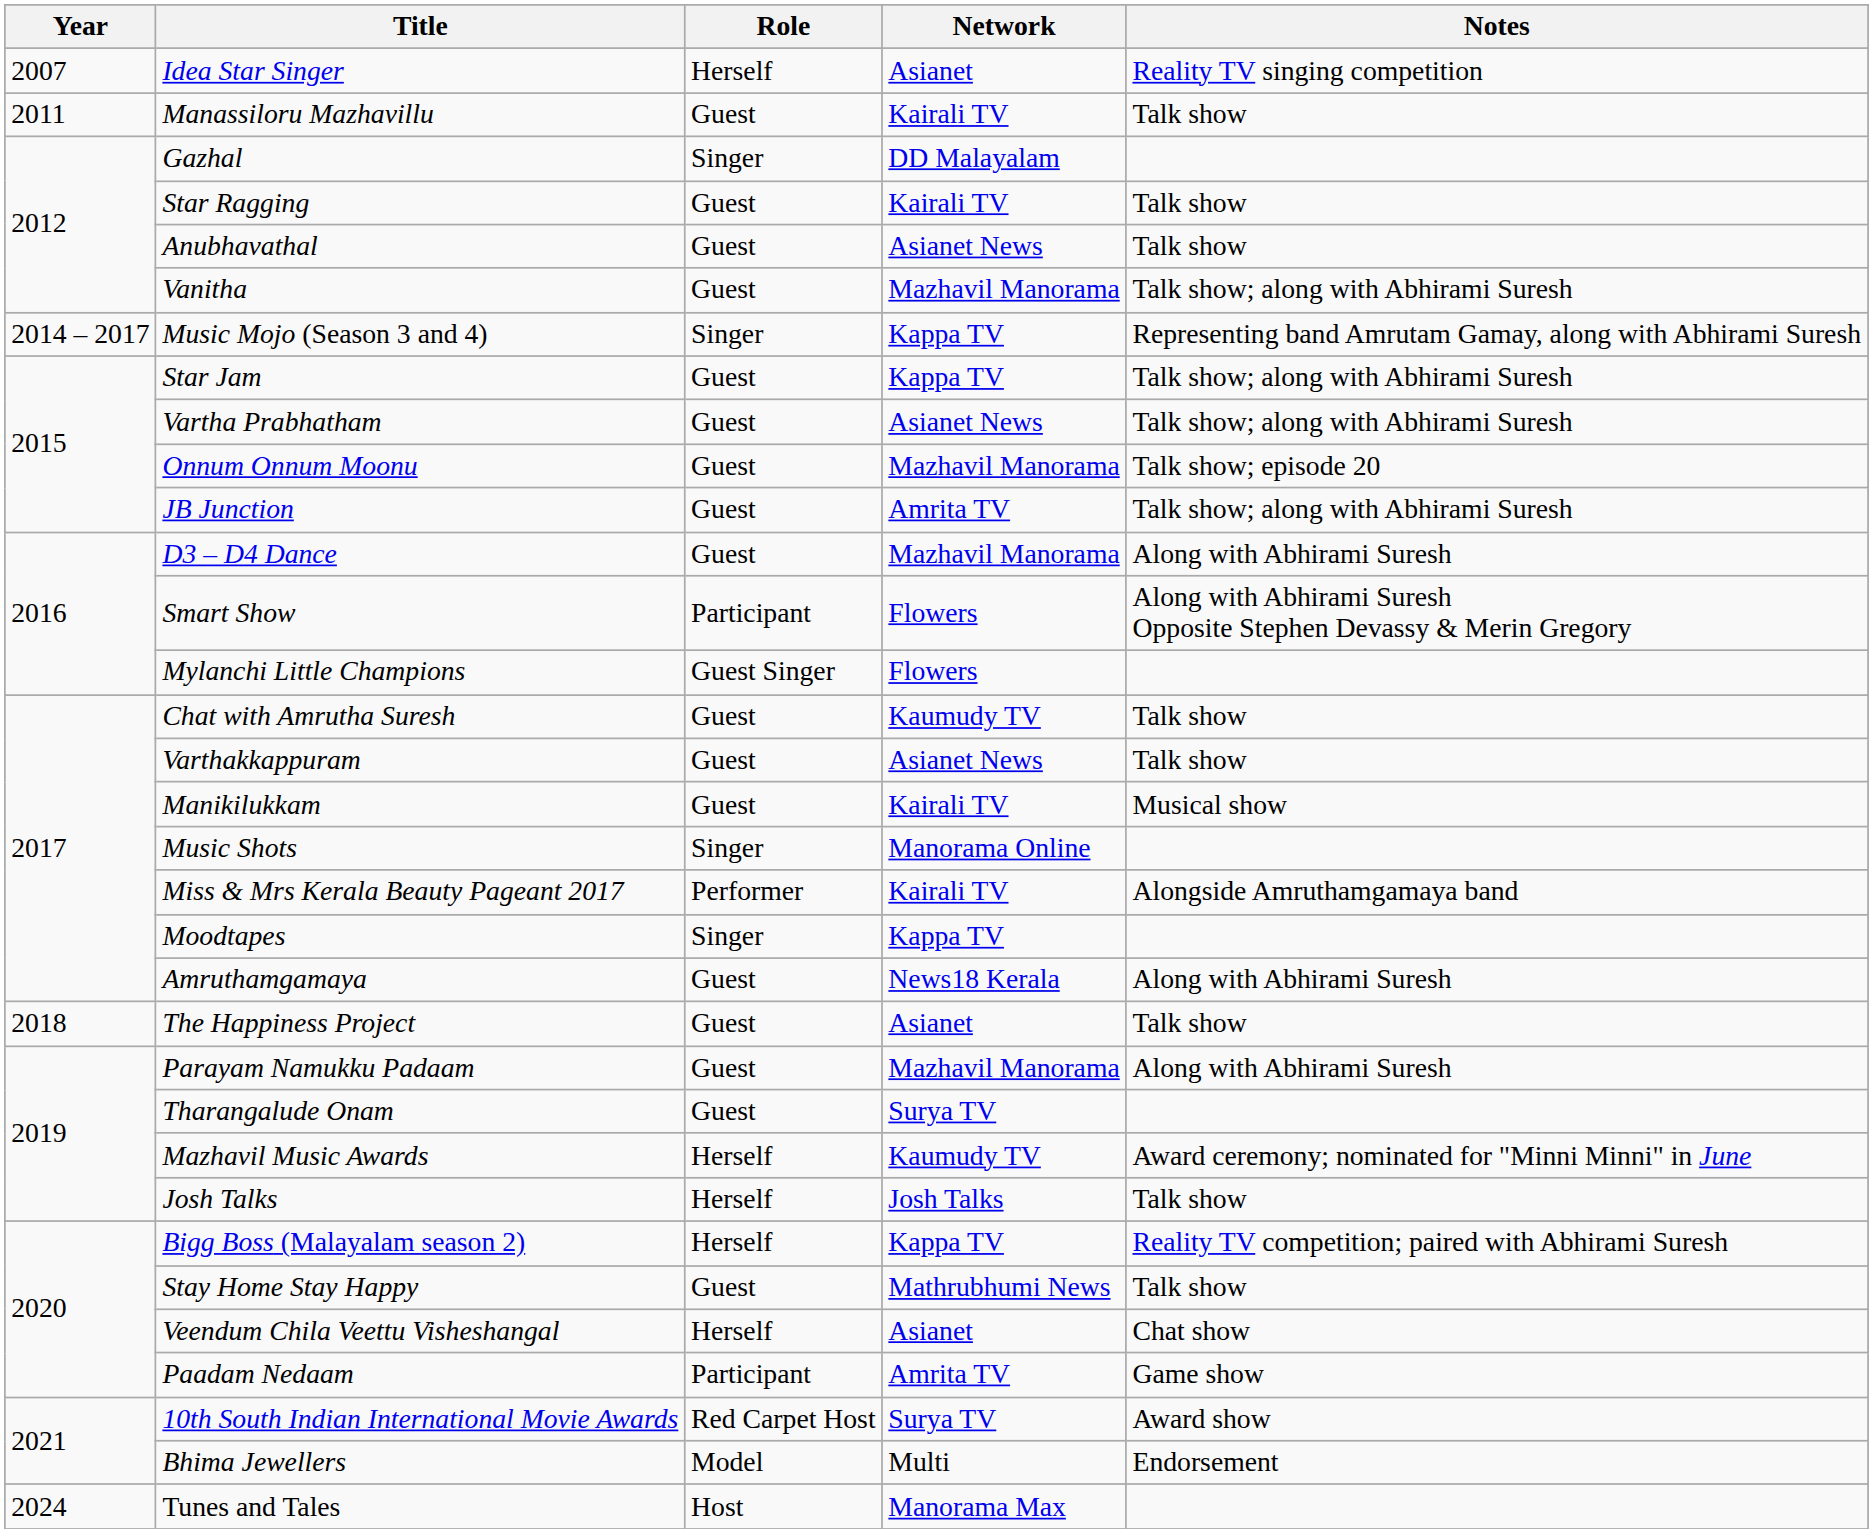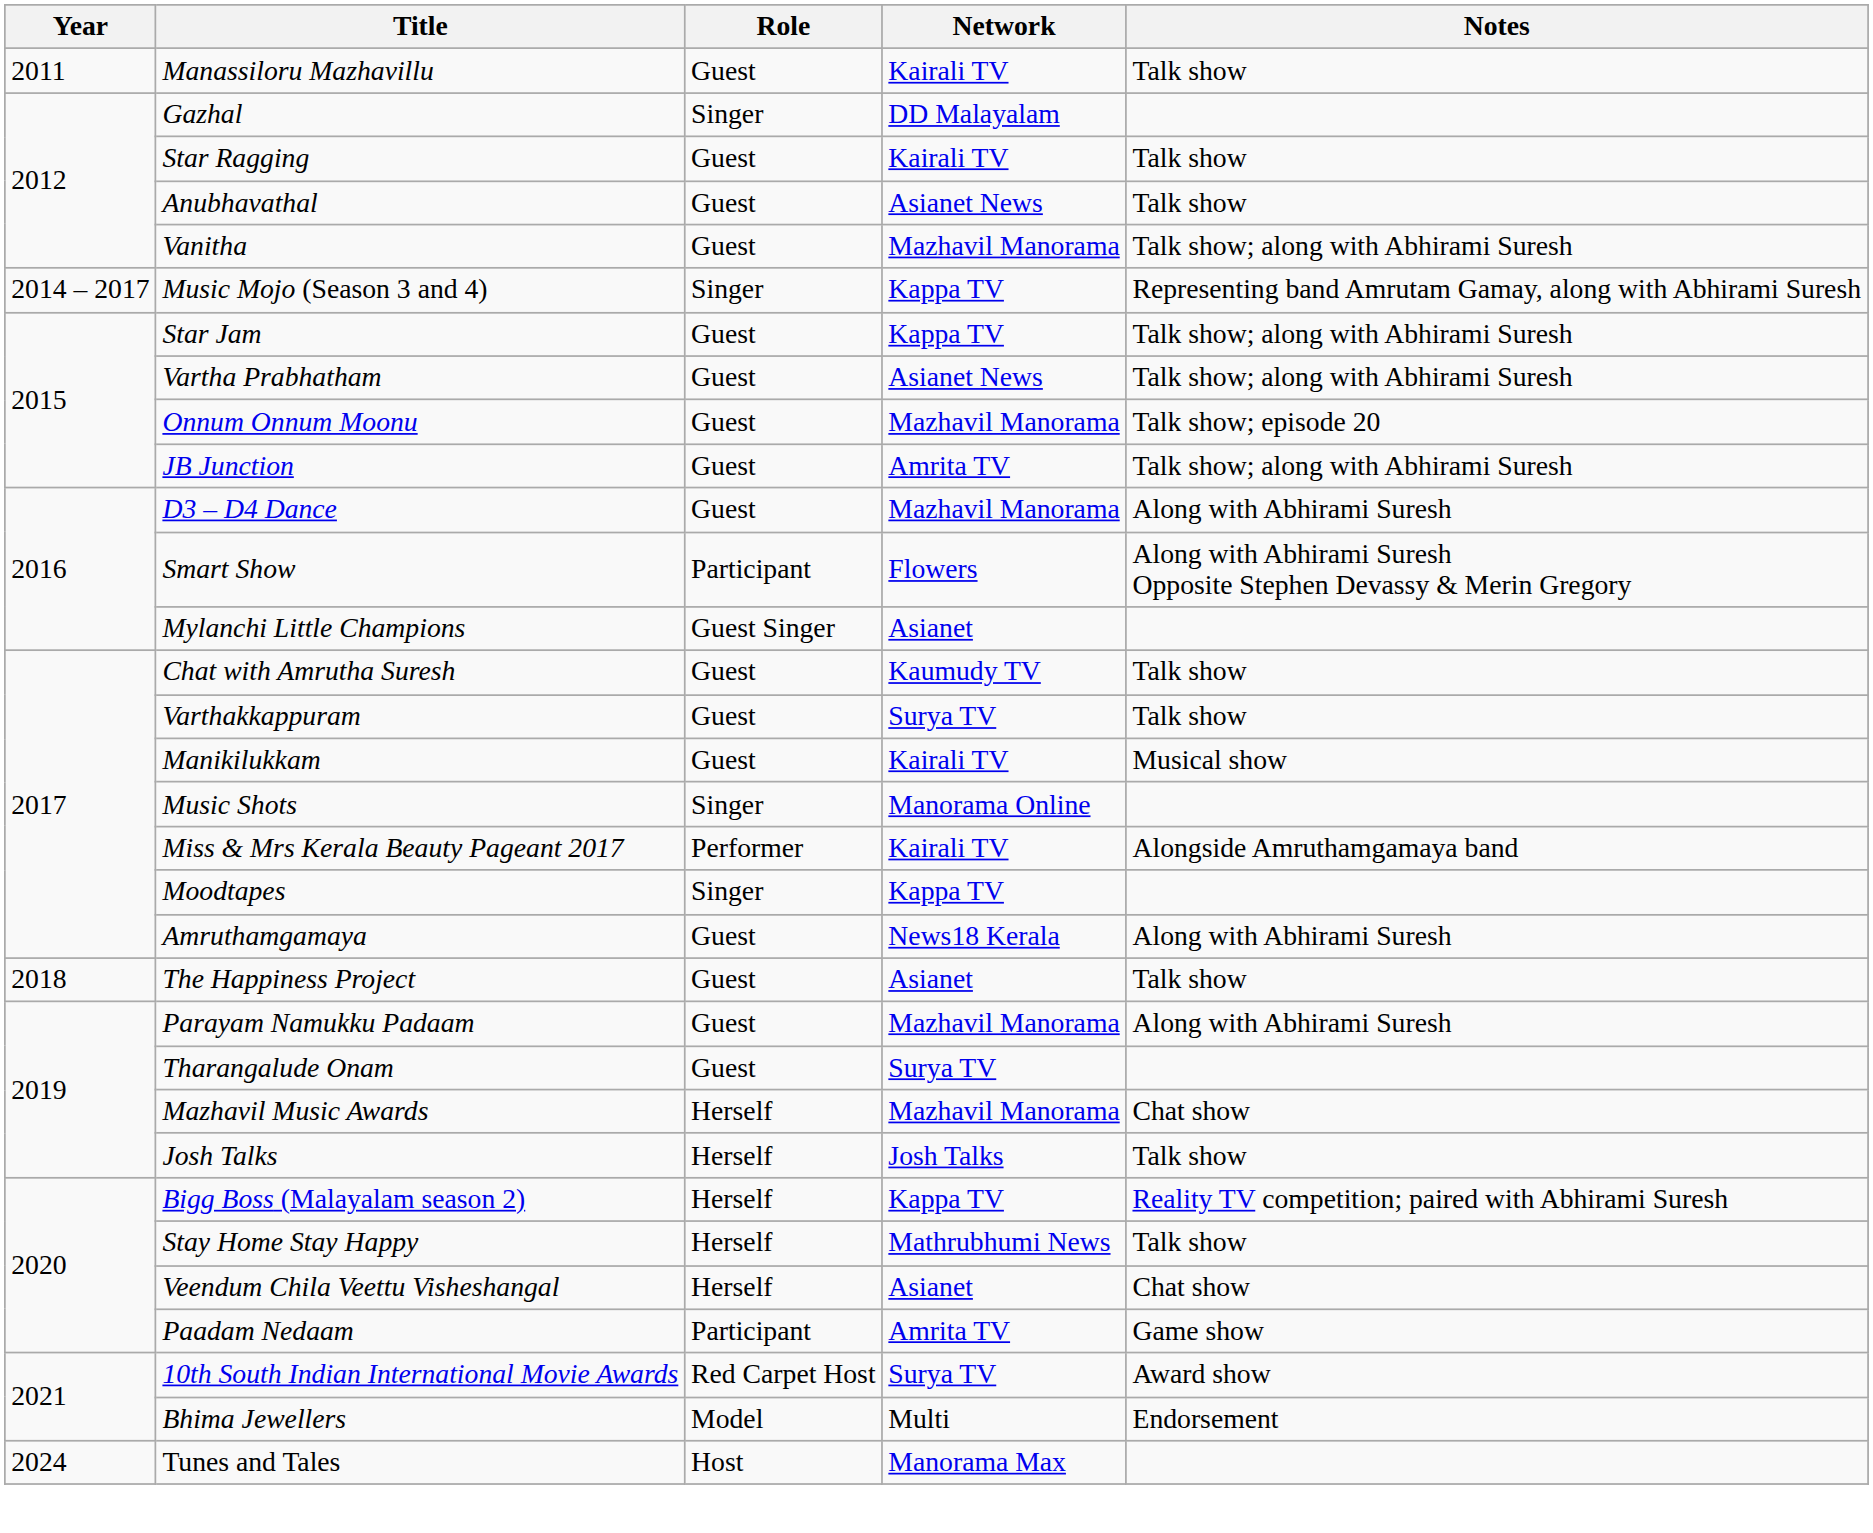- row: (253, 70)
(933, 672) Flowers -> (931, 628) Asianet
(966, 759) Asianet News -> (942, 716) Surya TV
(965, 1155) Kaumudy TV -> (1004, 1111) Mazhavil Manorama
(1442, 1155) Award ceremony; nominated for "Minni Minni" in June -> (1191, 1111) Chat show
(723, 1286) Guest -> (732, 1242) Herself
